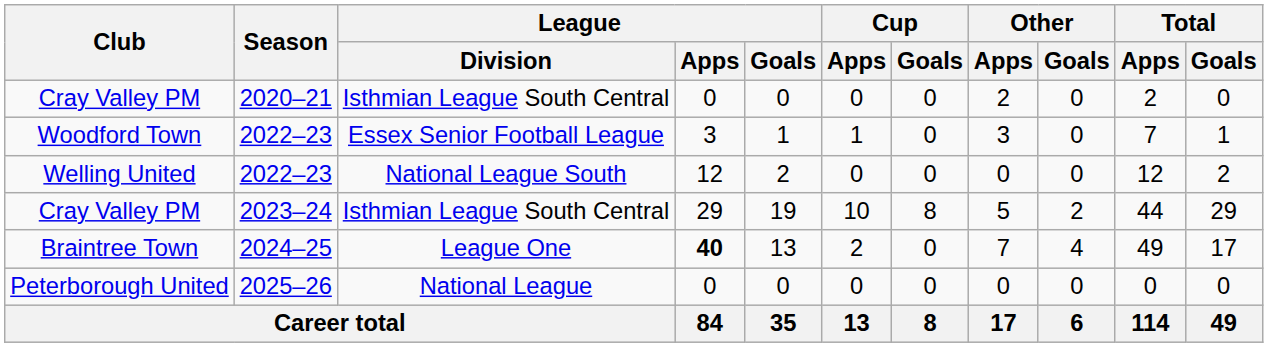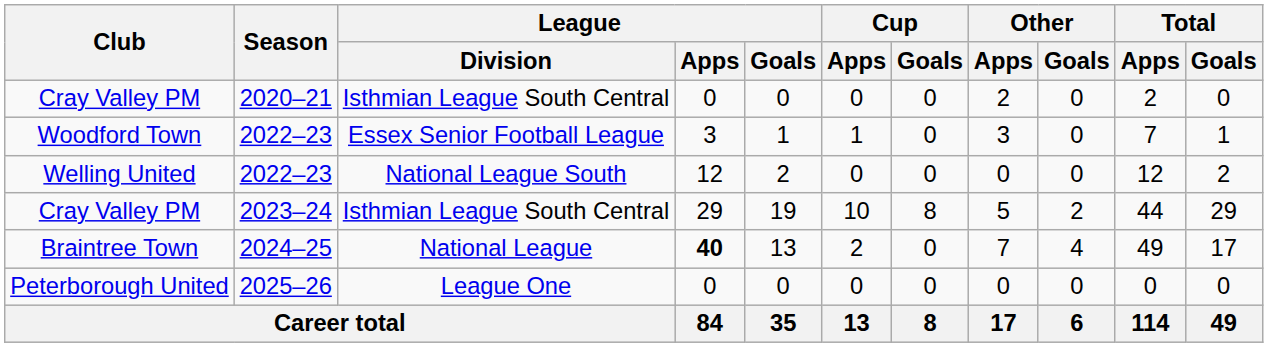(506, 248) League One -> (506, 248) National League
(506, 286) National League -> (506, 286) League One
